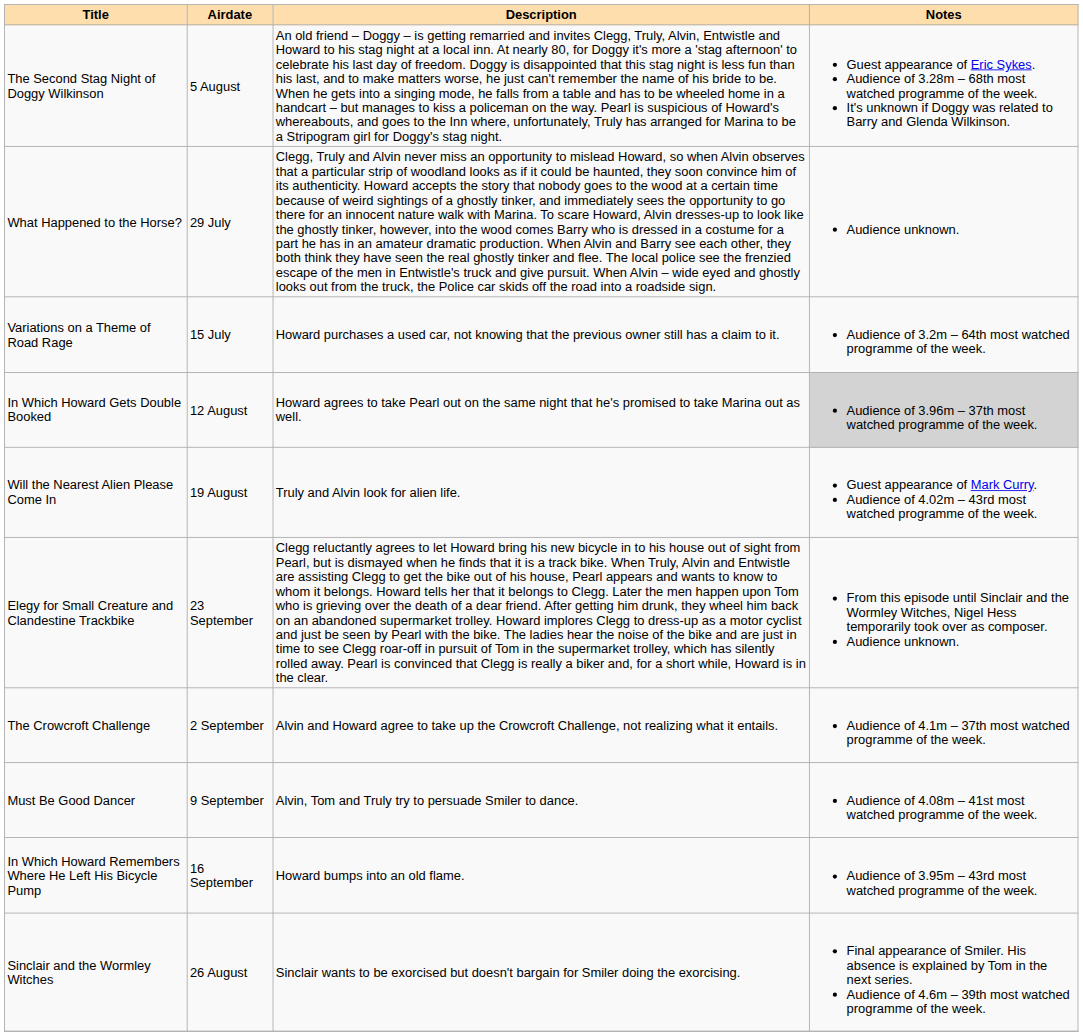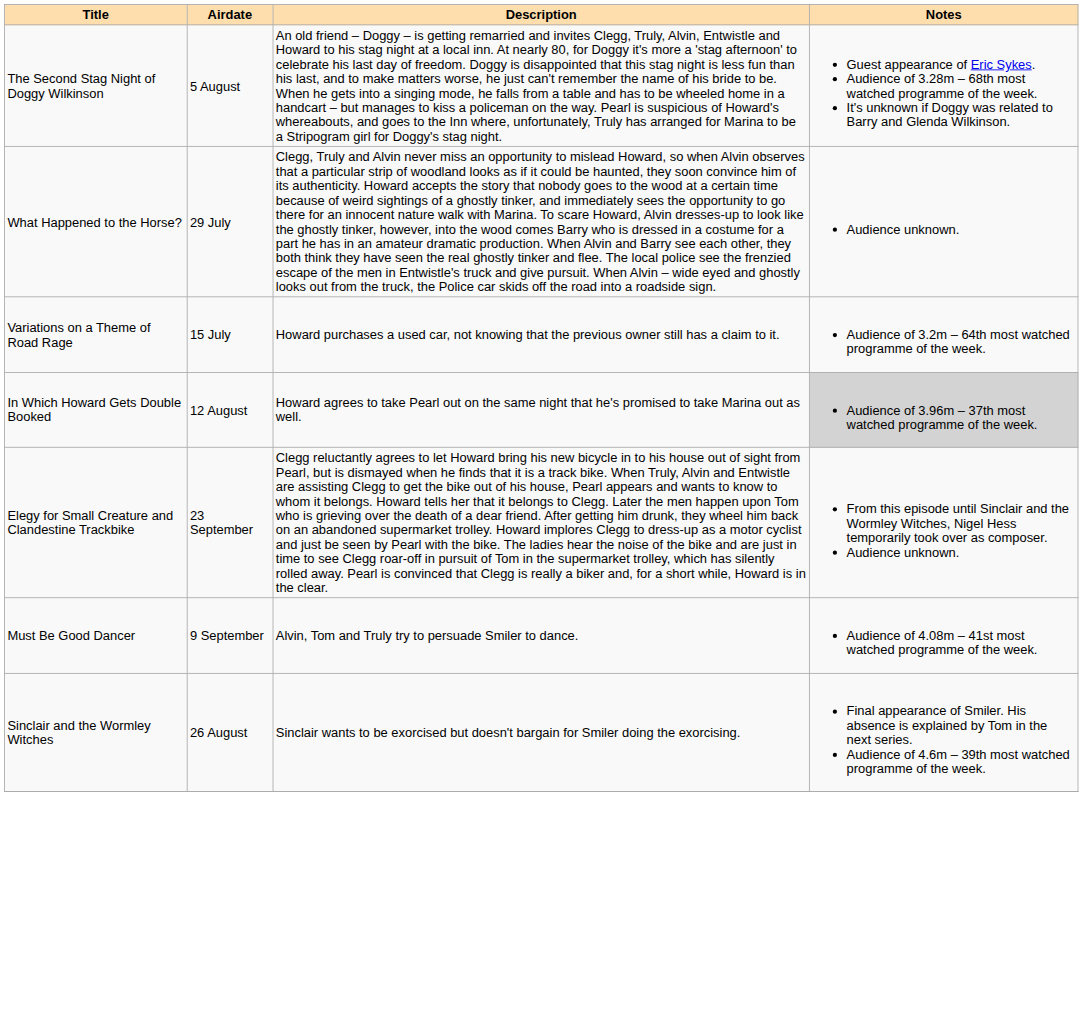- row: (90, 492)
- row: (79, 725)
- row: (94, 876)
